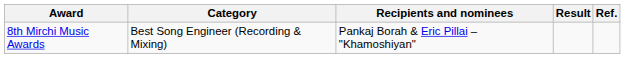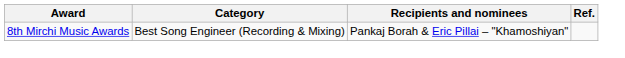- column: (573, 13)
